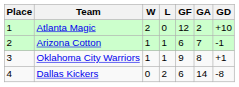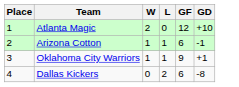- column: (204, 12)
